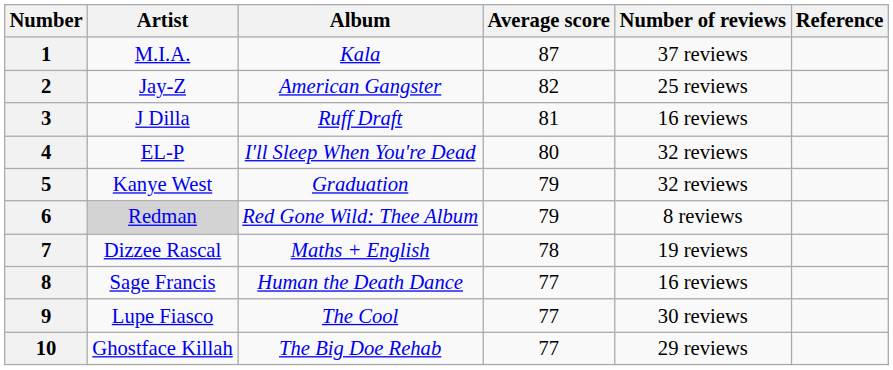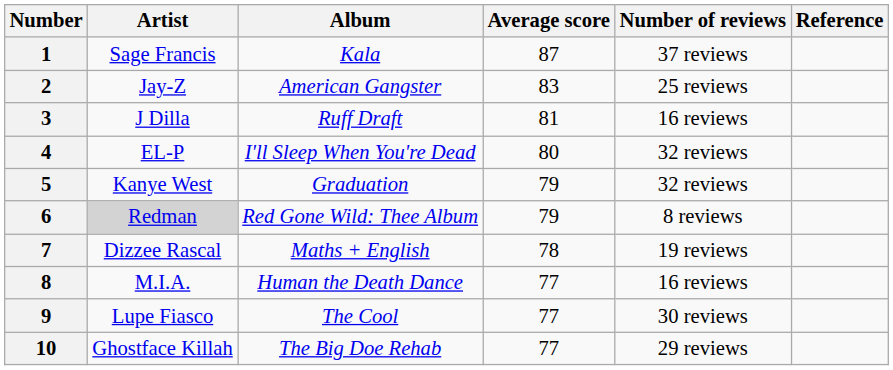(163, 53) M.I.A. -> (163, 53) Sage Francis
(549, 86) 82 -> (549, 86) 83
(163, 282) Sage Francis -> (163, 282) M.I.A.
